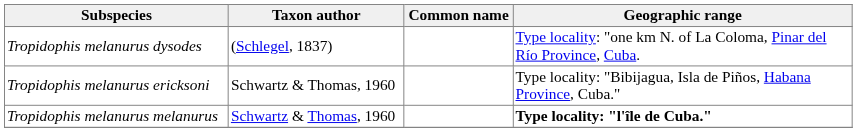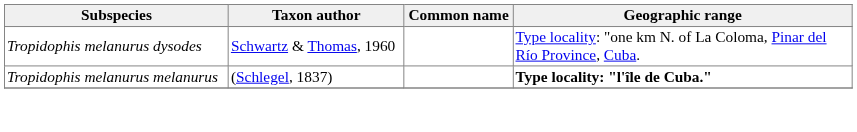(282, 46) (Schlegel, 1837) -> (313, 46) Schwartz & Thomas, 1960
- row: (108, 85)
(313, 116) Schwartz & Thomas, 1960 -> (282, 76) (Schlegel, 1837)
